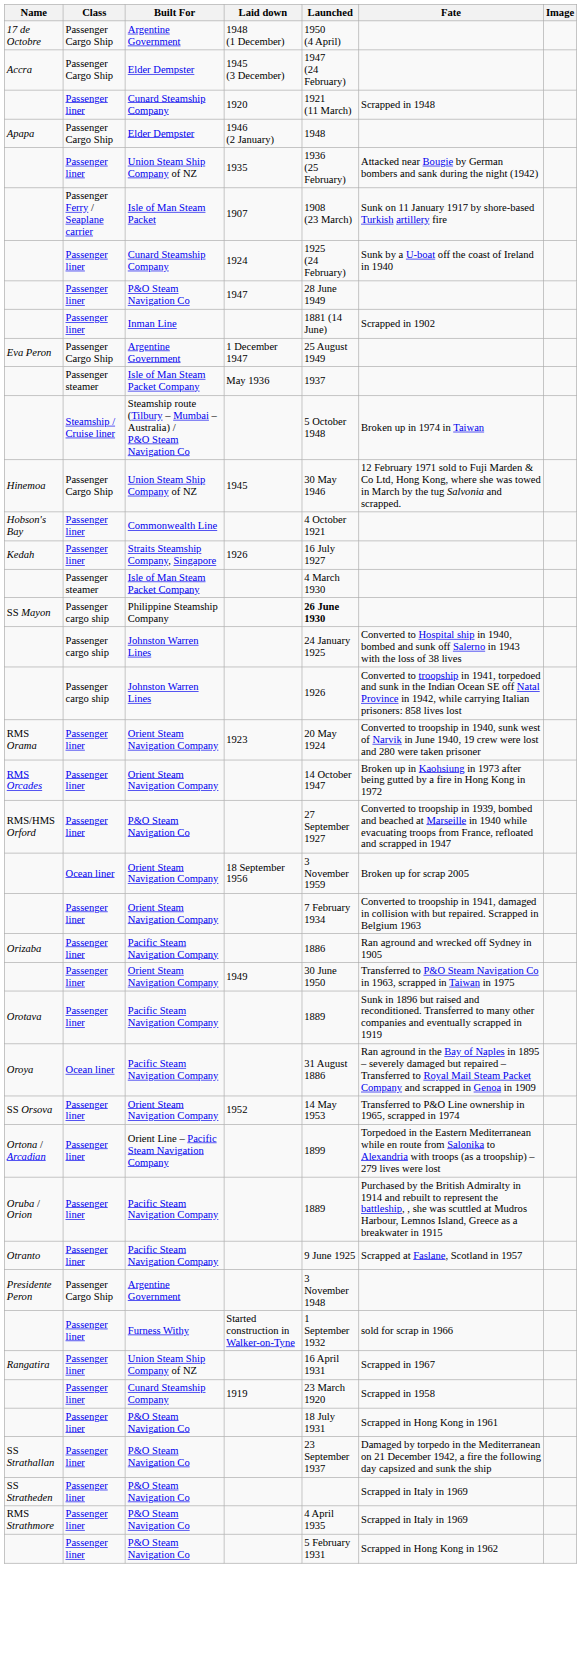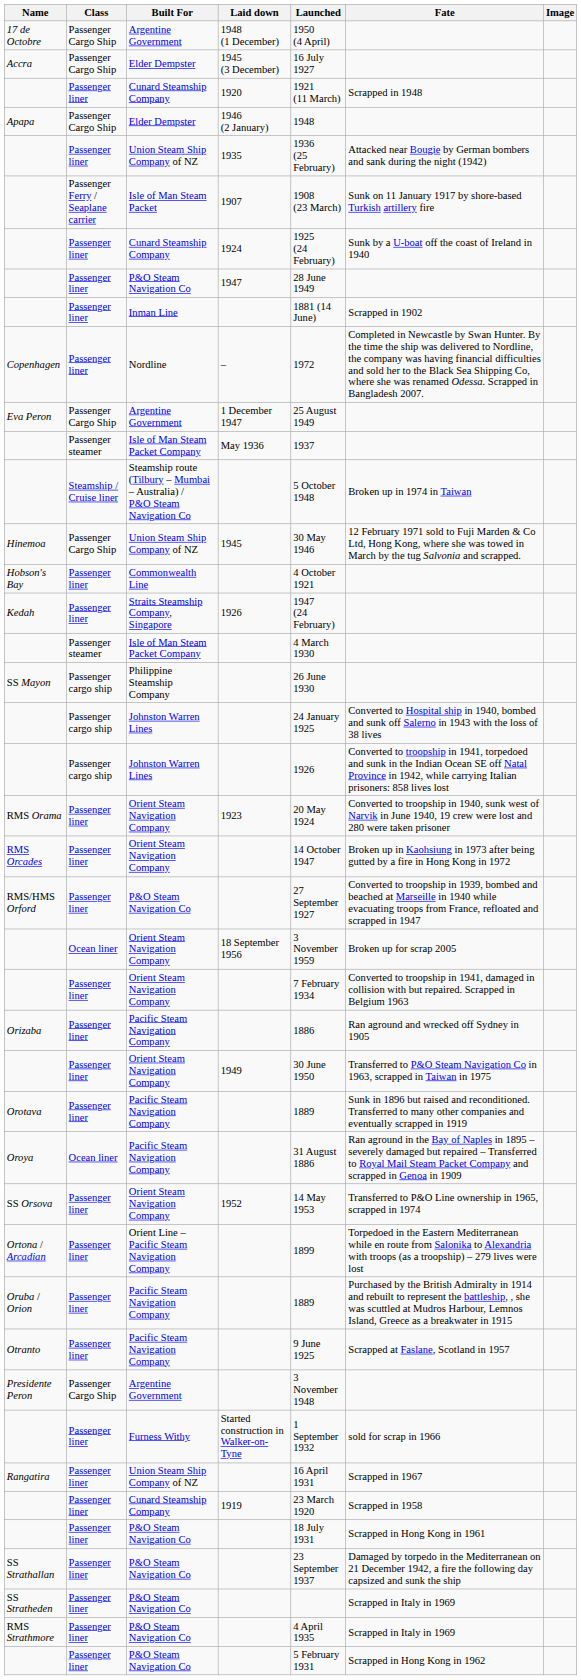(325, 70) 1947 (24 February) -> (309, 64) 16 July 1927
+ row: (33, 364)
(320, 555) 16 July 1927 -> (314, 613) 1947 (24 February)
(322, 612) bold -> (310, 682) normal
